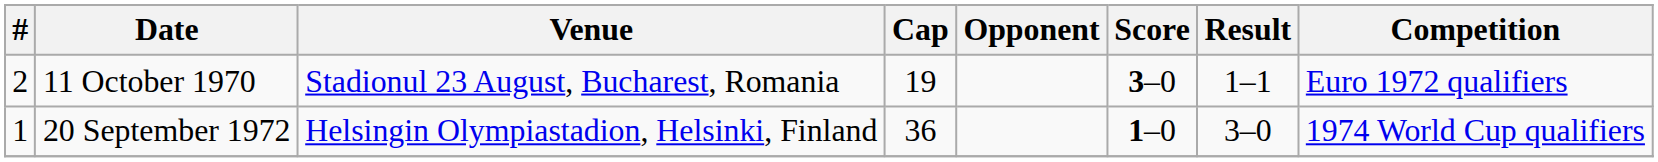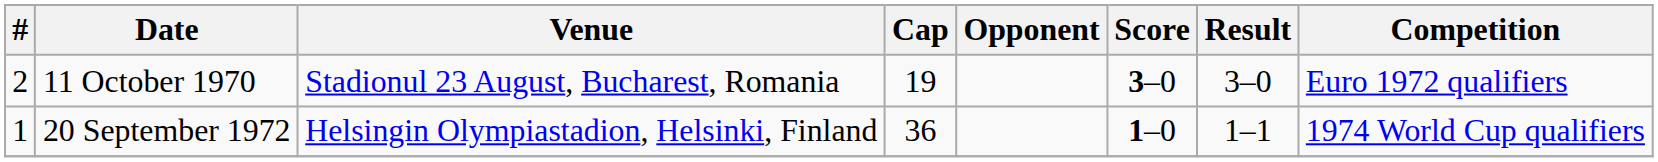(1248, 80) 1–1 -> (1248, 80) 3–0
(1248, 130) 3–0 -> (1248, 130) 1–1
